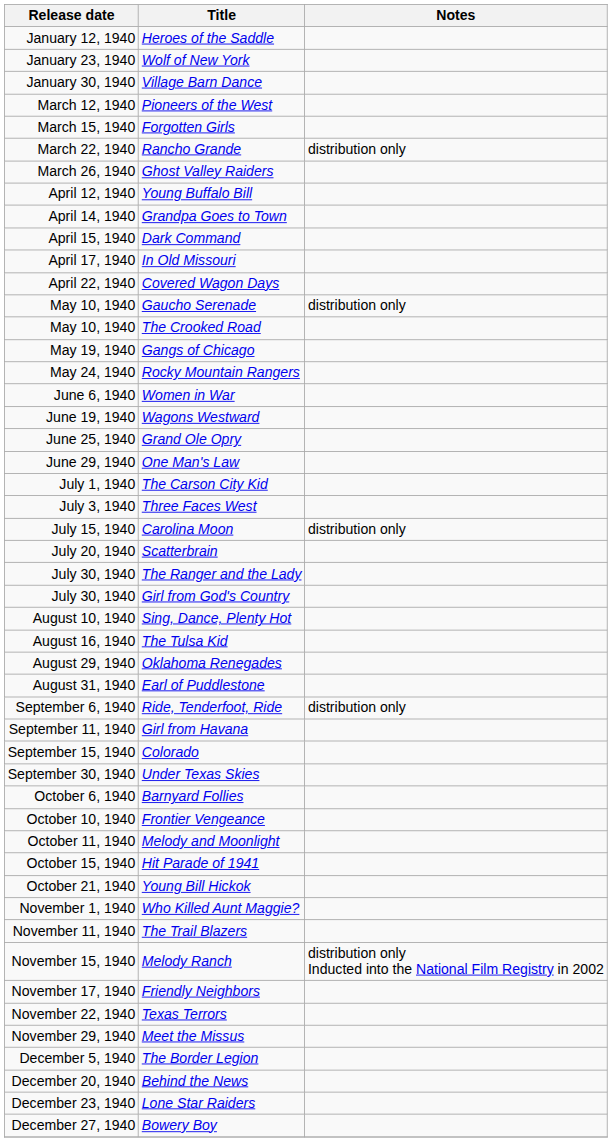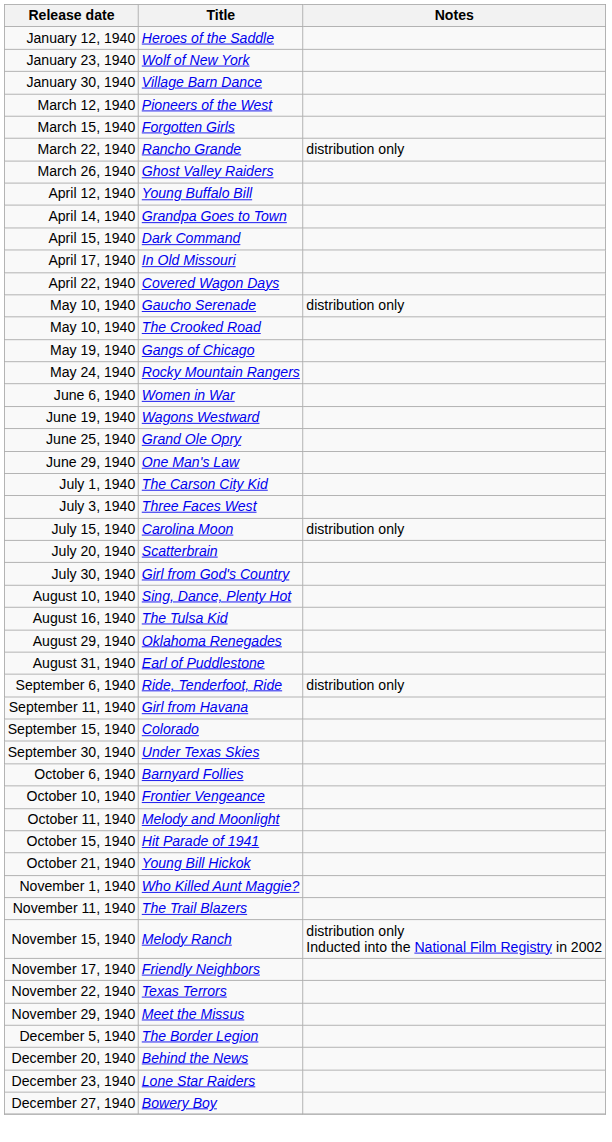- row: (222, 573)
